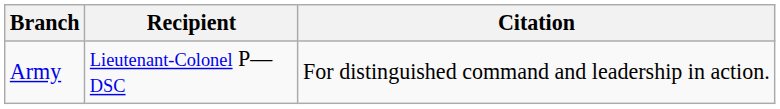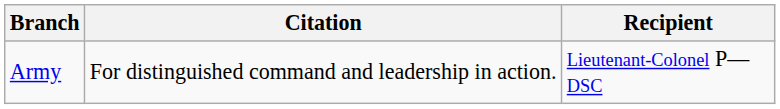columns swapped: (191, 22) <-> (536, 22)
